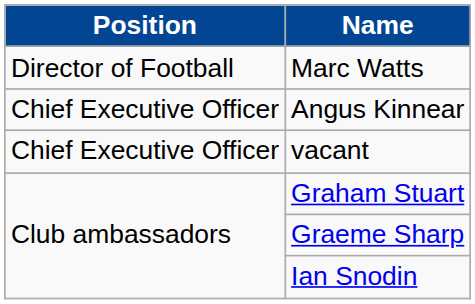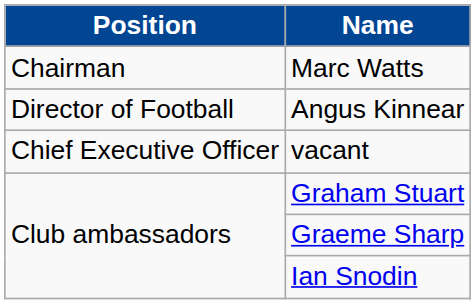(122, 67) Director of Football -> (68, 67) Chairman
(145, 109) Chief Executive Officer -> (122, 109) Director of Football
